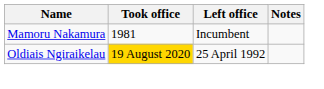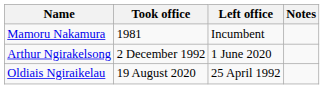+ row: (59, 53)
(151, 53) gold background -> (156, 73) no background
